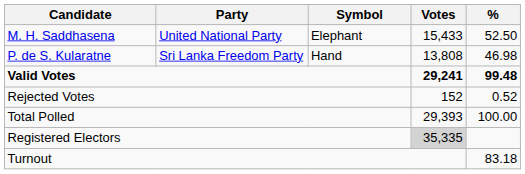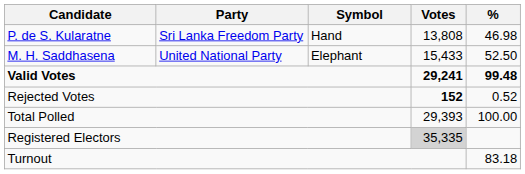rows swapped: (61, 35) <-> (59, 55)
(452, 96) normal -> (452, 96) bold
